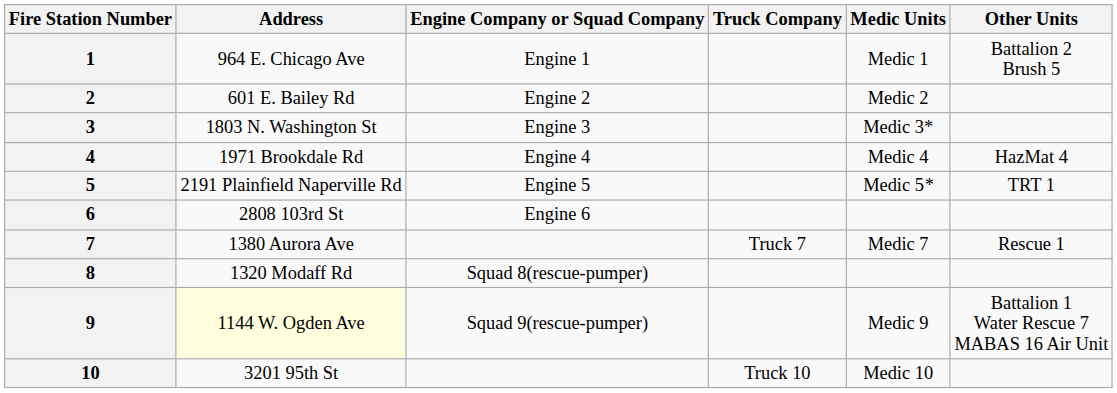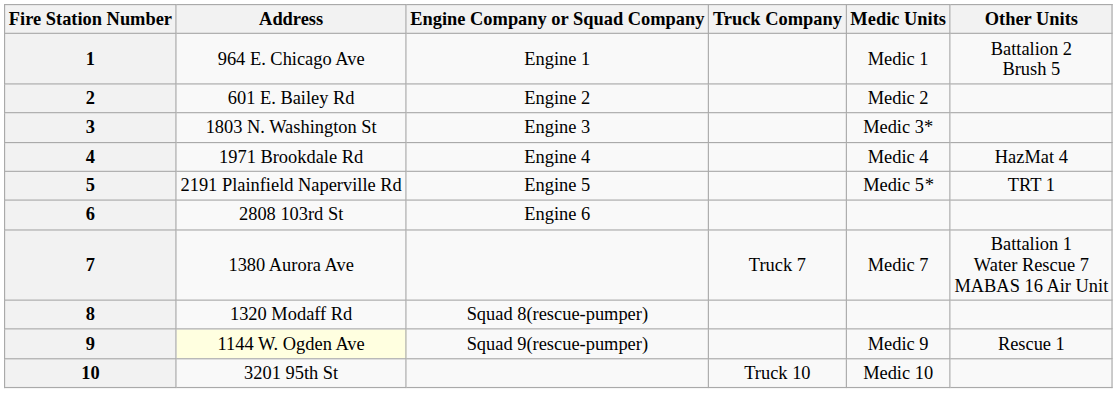(1031, 244) Rescue 1 -> (1031, 264) Battalion 1 Water Rescue 7 MABAS 16 Air Unit
(1031, 323) Battalion 1 Water Rescue 7 MABAS 16 Air Unit -> (1031, 343) Rescue 1
